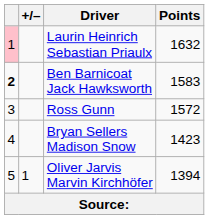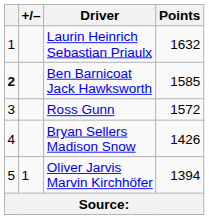(11, 44) pink background -> (11, 44) no background
(185, 81) 1583 -> (185, 81) 1585
(185, 139) 1423 -> (185, 139) 1426
